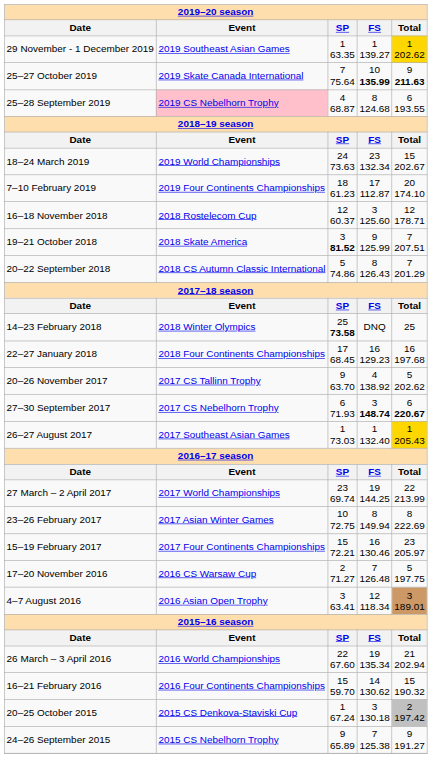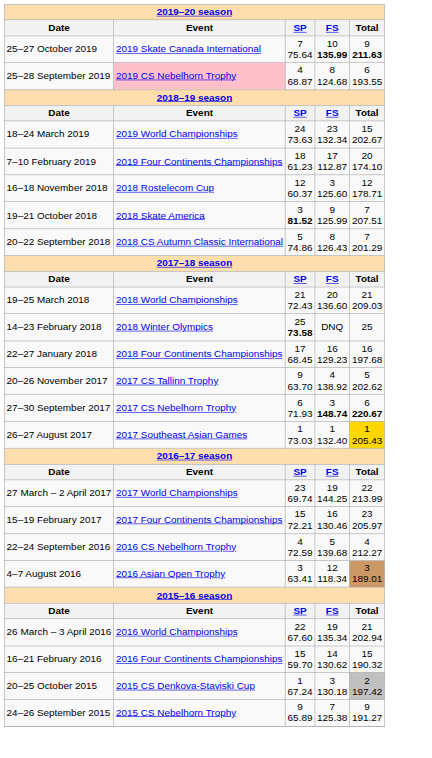- row: (80, 49)
+ row: (48, 300)
- row: (54, 520)
- row: (57, 574)
+ row: (58, 547)
